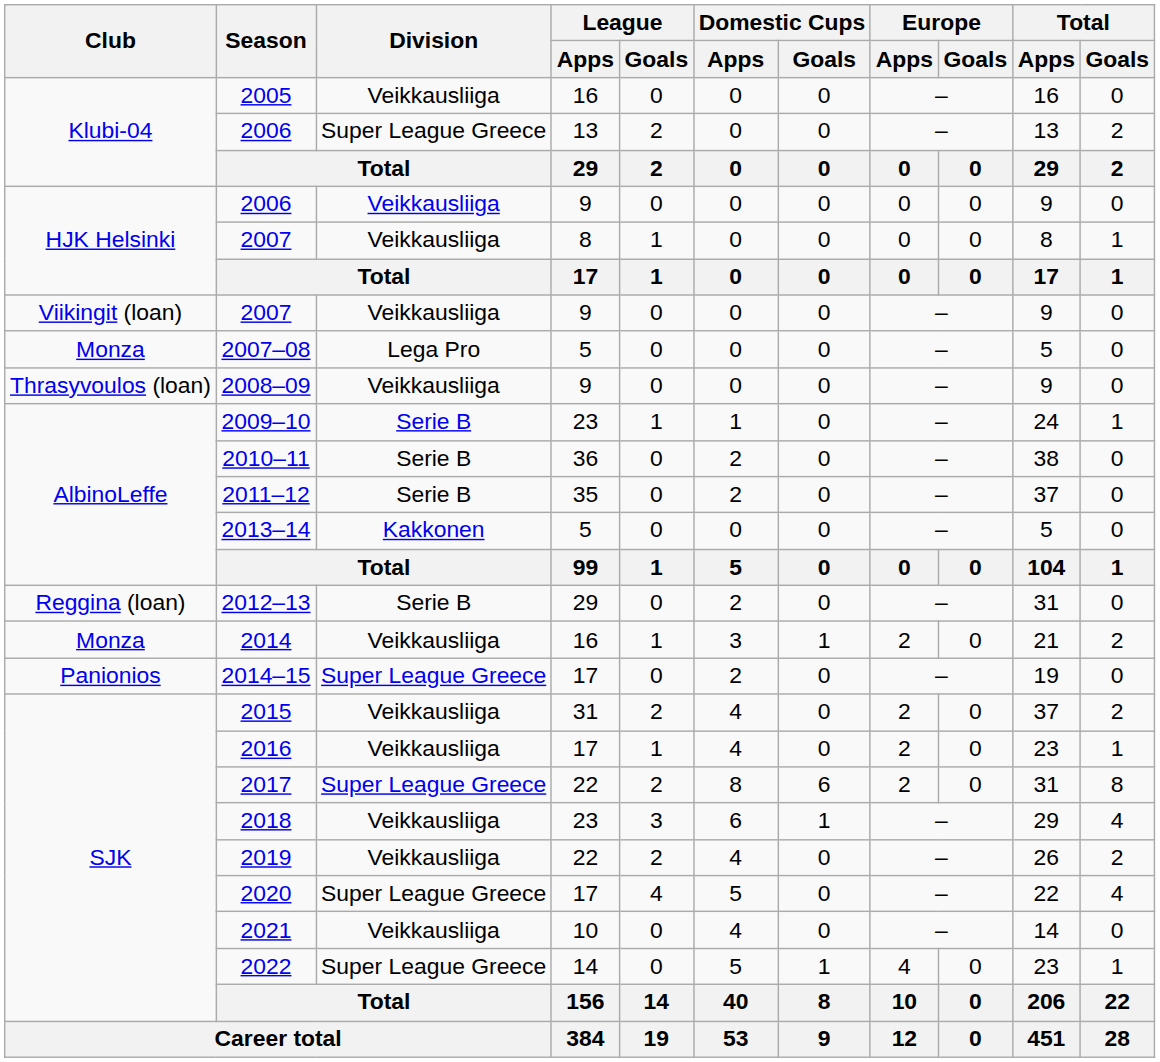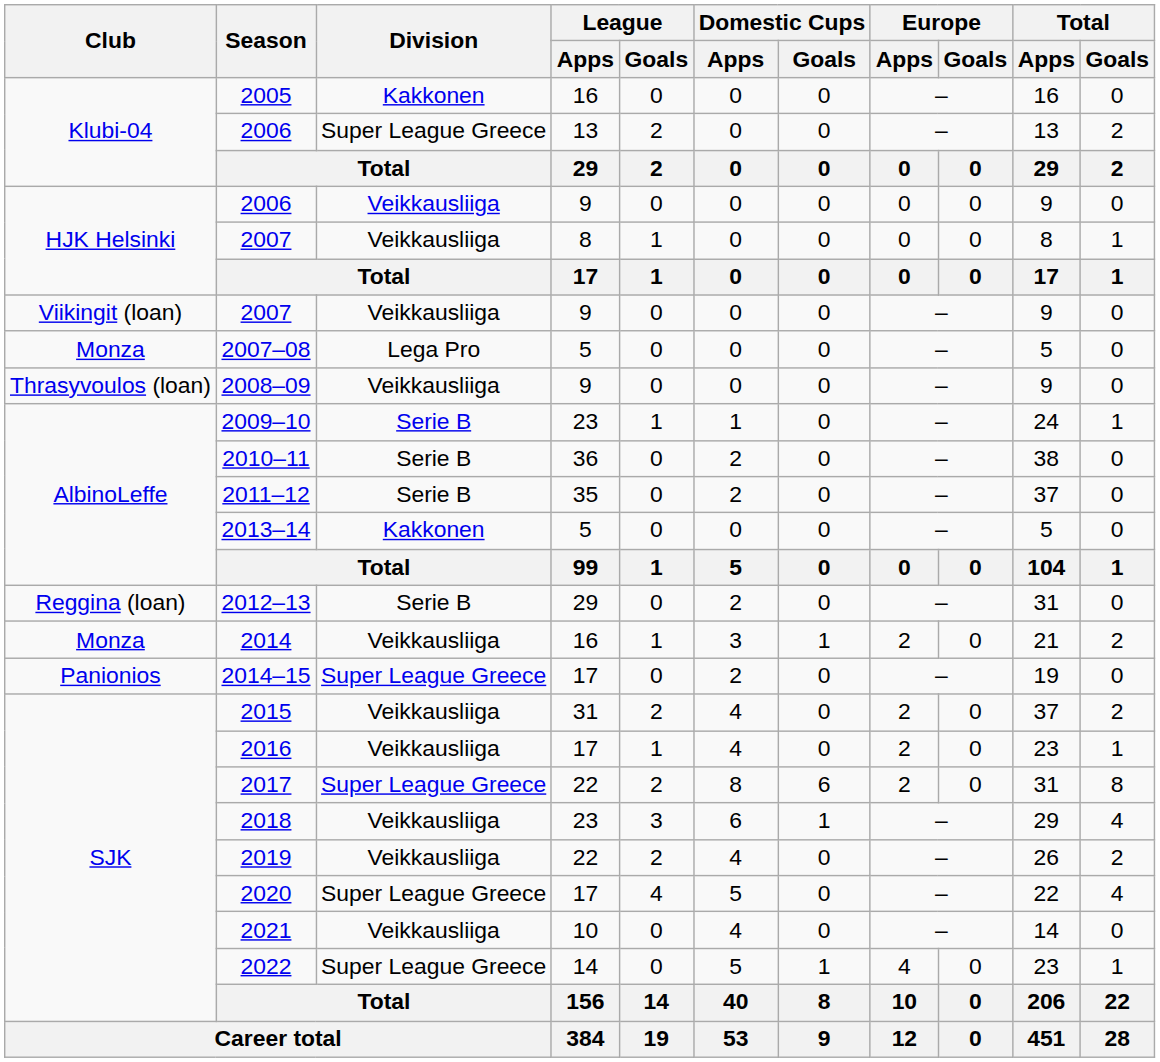(434, 95) Veikkausliiga -> (434, 95) Kakkonen
